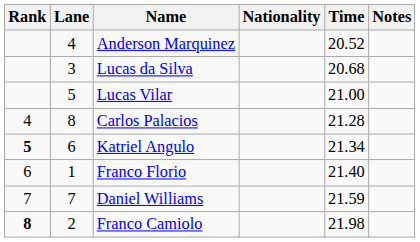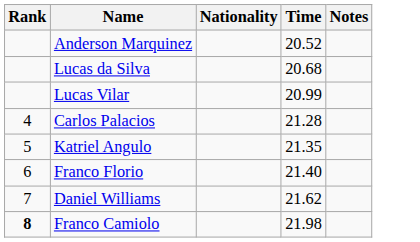- column: (72, 17)
(346, 95) 21.00 -> (304, 95) 20.99
(27, 146) bold -> (27, 146) normal
(346, 146) 21.34 -> (304, 146) 21.35
(346, 198) 21.59 -> (304, 198) 21.62
